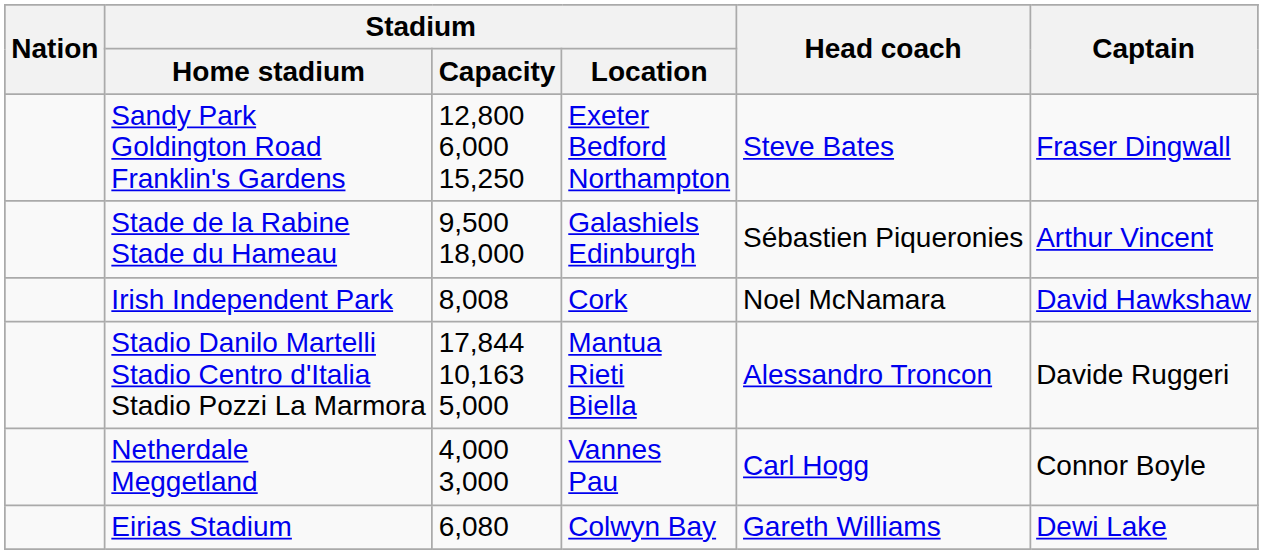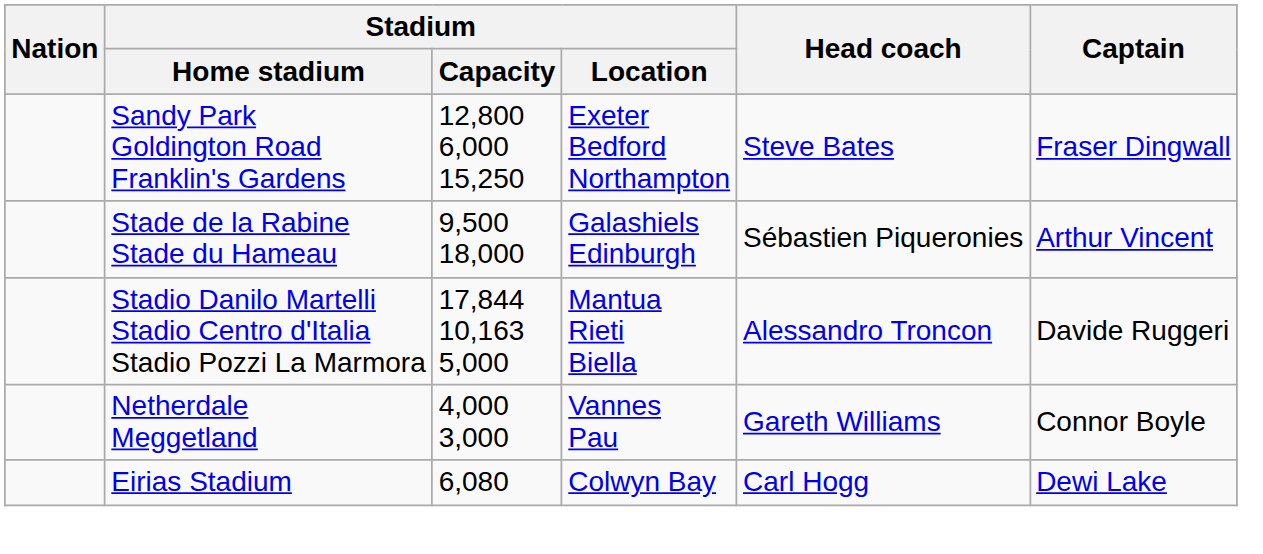- row: (252, 298)
(806, 466) Carl Hogg -> (842, 421) Gareth Williams
(842, 526) Gareth Williams -> (806, 482) Carl Hogg
